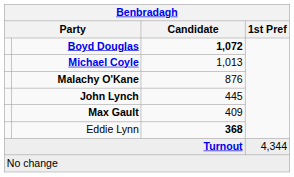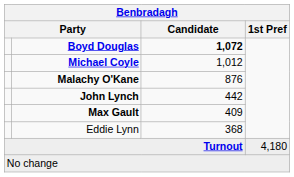(229, 63) 1,013 -> (229, 63) 1,012
(234, 96) 445 -> (234, 96) 442
(234, 130) bold -> (234, 130) normal
(274, 146) 4,344 -> (274, 146) 4,180
